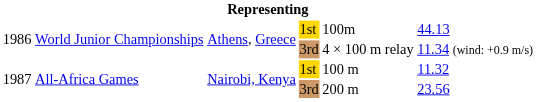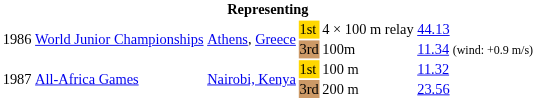(339, 29) 100m -> (368, 29) 4 × 100 m relay
(368, 49) 4 × 100 m relay -> (339, 49) 100m
